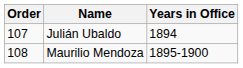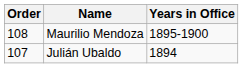rows swapped: (84, 33) <-> (95, 53)
